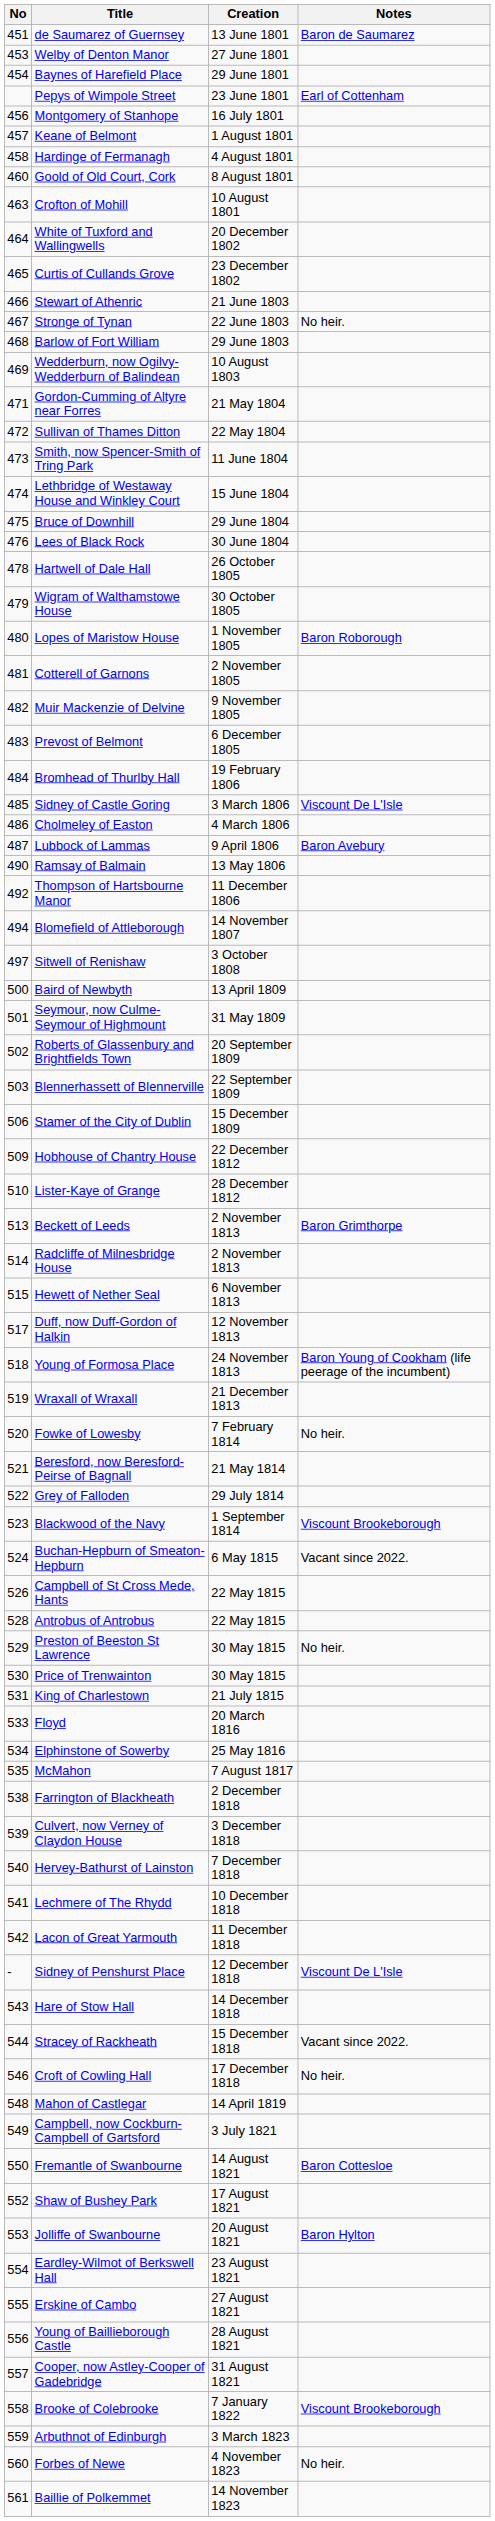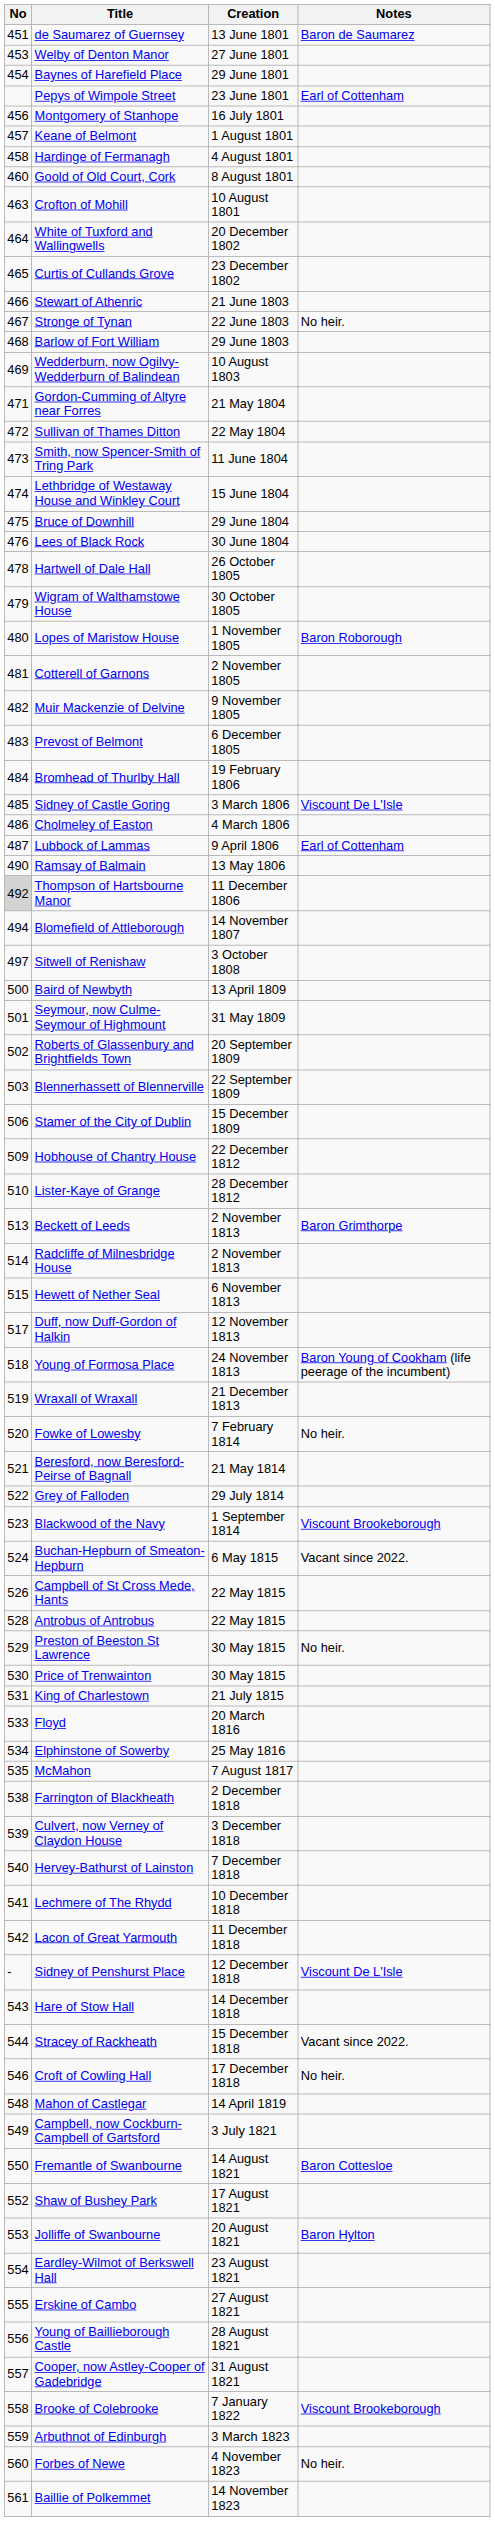(343, 845) Baron Avebury -> (352, 845) Earl of Cottenham
(18, 893) no background -> (18, 893) lightgrey background
